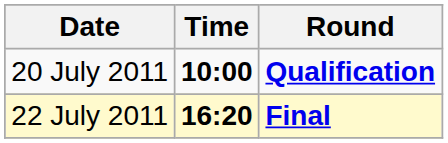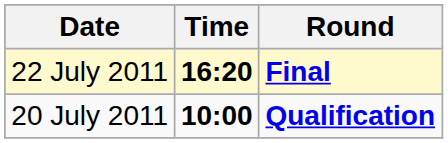rows swapped: (90, 71) <-> (90, 115)
